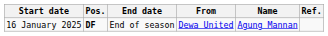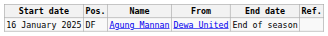columns swapped: (268, 11) <-> (142, 11)
(90, 25) bold -> (90, 25) normal
